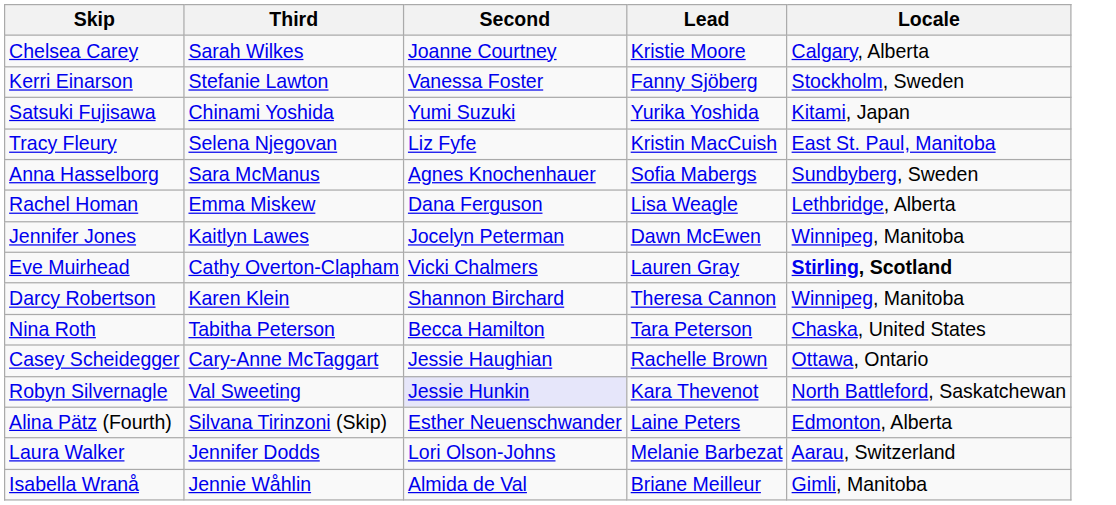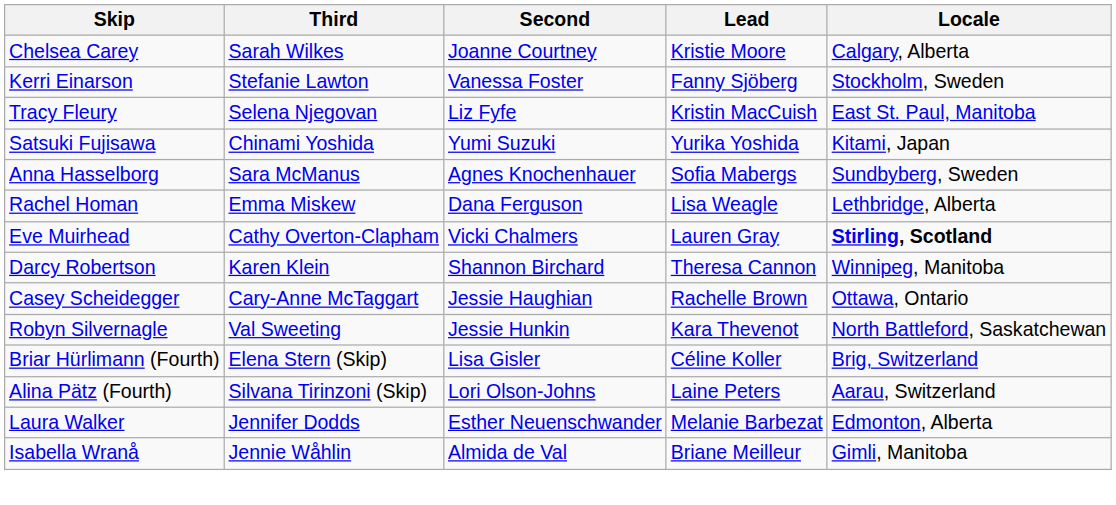rows swapped: (63, 143) <-> (82, 112)
- row: (73, 236)
- row: (53, 329)
(469, 391) lavender background -> (509, 329) no background
+ row: (114, 360)
(515, 422) Esther Neuenschwander -> (522, 391) Lori Olson-Johns
(872, 422) Edmonton, Alberta -> (914, 391) Aarau, Switzerland
(482, 453) Lori Olson-Johns -> (555, 422) Esther Neuenschwander
(874, 453) Aarau, Switzerland -> (912, 422) Edmonton, Alberta
